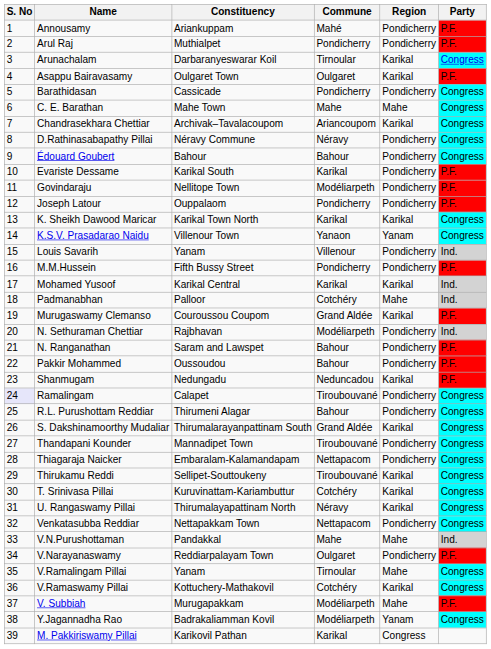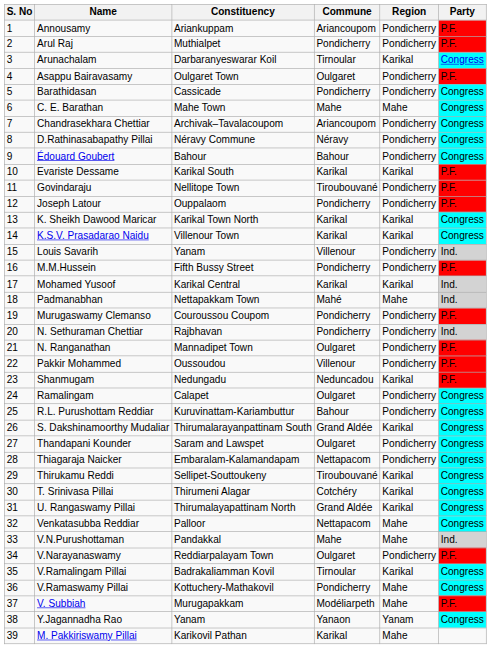(329, 28) Mahé -> (346, 28) Ariancoupom
(398, 76) Karikal -> (409, 76) Pondicherry
(398, 124) Karikal -> (409, 124) Pondicherry
(409, 172) Pondicherry -> (398, 172) Karikal
(346, 188) Modéliarpeth -> (347, 188) Tiroubouvané
(333, 236) Yanaon -> (332, 236) Karikal
(398, 236) Yanam -> (398, 236) Karikal
(190, 300) Palloor -> (217, 300) Nettapakkam Town
(337, 300) Cotchéry -> (329, 300) Mahé
(344, 316) Grand Aldée -> (343, 316) Pondicherry
(398, 316) Karikal -> (409, 316) Pondicherry
(346, 332) Modéliarpeth -> (343, 332) Pondicherry
(219, 348) Saram and Lawspet -> (213, 348) Mannadipet Town
(333, 348) Bahour -> (336, 348) Oulgaret
(333, 364) Bahour -> (336, 364) Villenour
(12, 396) lavender background -> (12, 396) no background
(347, 396) Tiroubouvané -> (336, 396) Oulgaret
(212, 412) Thirumeni Alagar -> (234, 412) Kuruvinattam-Kariambuttur
(213, 444) Mannadipet Town -> (219, 444) Saram and Lawspet
(347, 444) Tiroubouvané -> (336, 444) Oulgaret
(234, 492) Kuruvinattam-Kariambuttur -> (212, 492) Thirumeni Alagar
(332, 508) Néravy -> (344, 508) Grand Aldée
(217, 524) Nettapakkam Town -> (190, 524) Palloor
(409, 524) Pondicherry -> (395, 524) Mahe
(190, 572) Yanam -> (224, 572) Badrakaliamman Kovil
(395, 572) Mahe -> (398, 572) Karikal
(337, 587) Cotchéry -> (343, 587) Pondicherry
(398, 587) Karikal -> (395, 587) Mahe
(224, 619) Badrakaliamman Kovil -> (190, 619) Yanam
(346, 619) Modéliarpeth -> (333, 619) Yanaon
(404, 635) Congress -> (395, 635) Mahe
